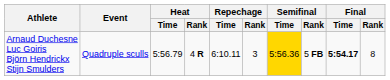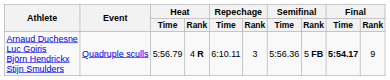(284, 54) gold background -> (284, 54) no background
(373, 54) 8 -> (373, 54) 9
